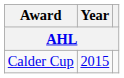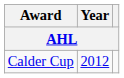(95, 61) 2015 -> (95, 61) 2012
